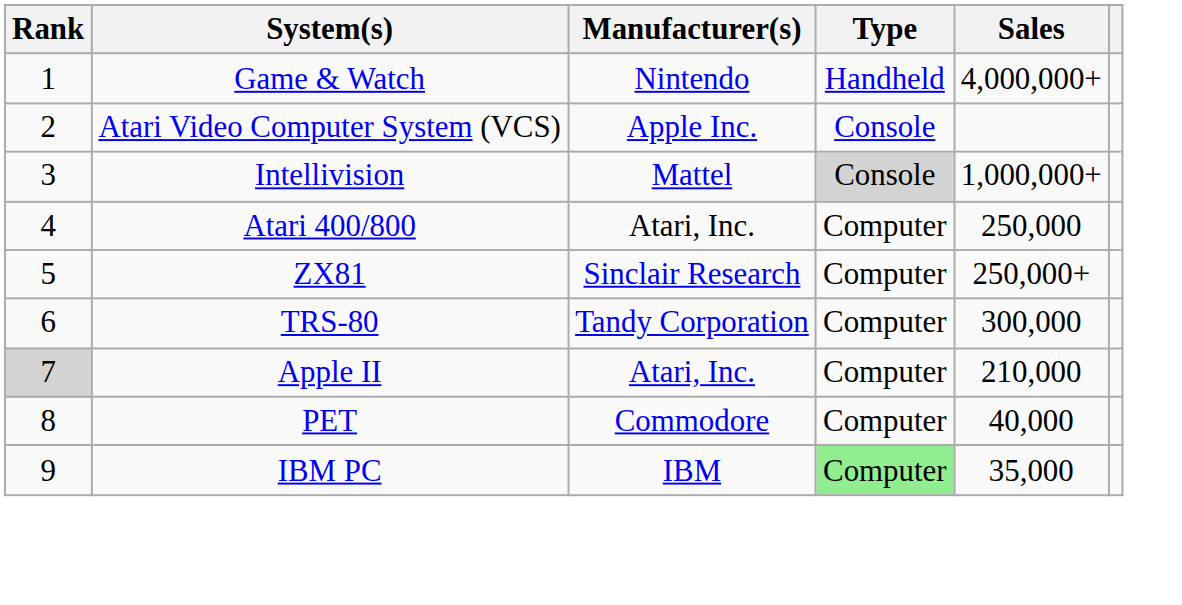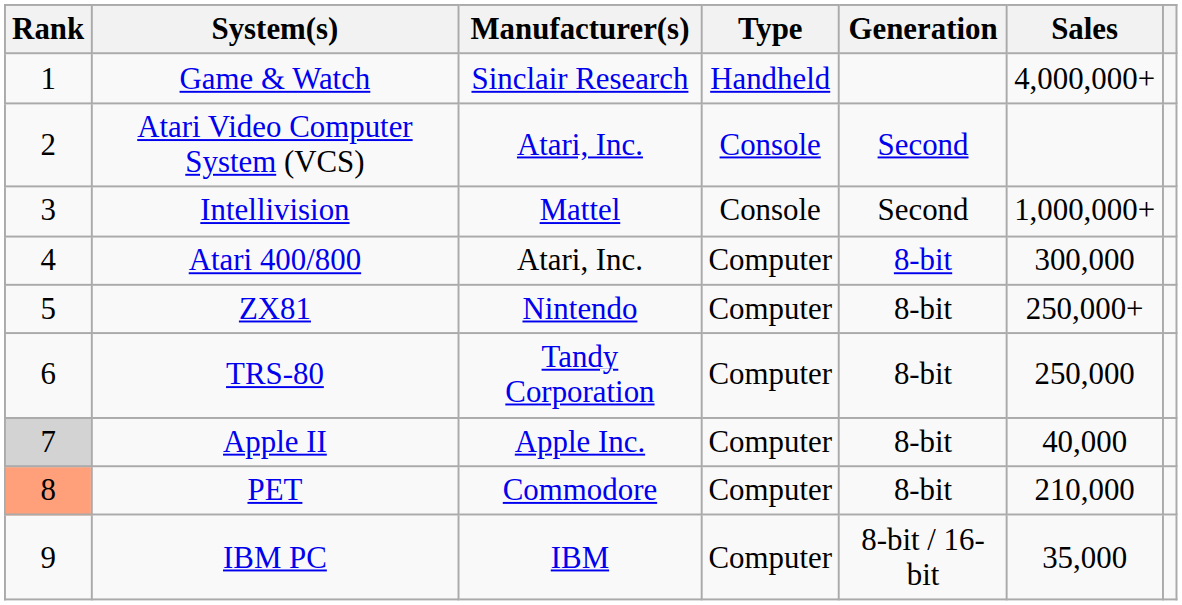+ column: (923, 28)
(692, 77) Nintendo -> (580, 77) Sinclair Research
(692, 126) Apple Inc. -> (580, 144) Atari, Inc.
(885, 175) lightgrey background -> (770, 210) no background
(1031, 224) 250,000 -> (1085, 259) 300,000
(692, 273) Sinclair Research -> (580, 308) Nintendo
(1031, 322) 300,000 -> (1085, 374) 250,000
(692, 371) Atari, Inc. -> (580, 441) Apple Inc.
(1031, 371) 210,000 -> (1085, 441) 40,000
(48, 420) no background -> (48, 490) lightsalmon background
(1031, 420) 40,000 -> (1085, 490) 210,000
(885, 469) lightgreen background -> (770, 556) no background
